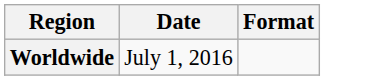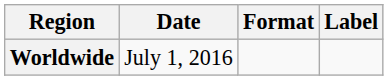+ column: (351, 22)
